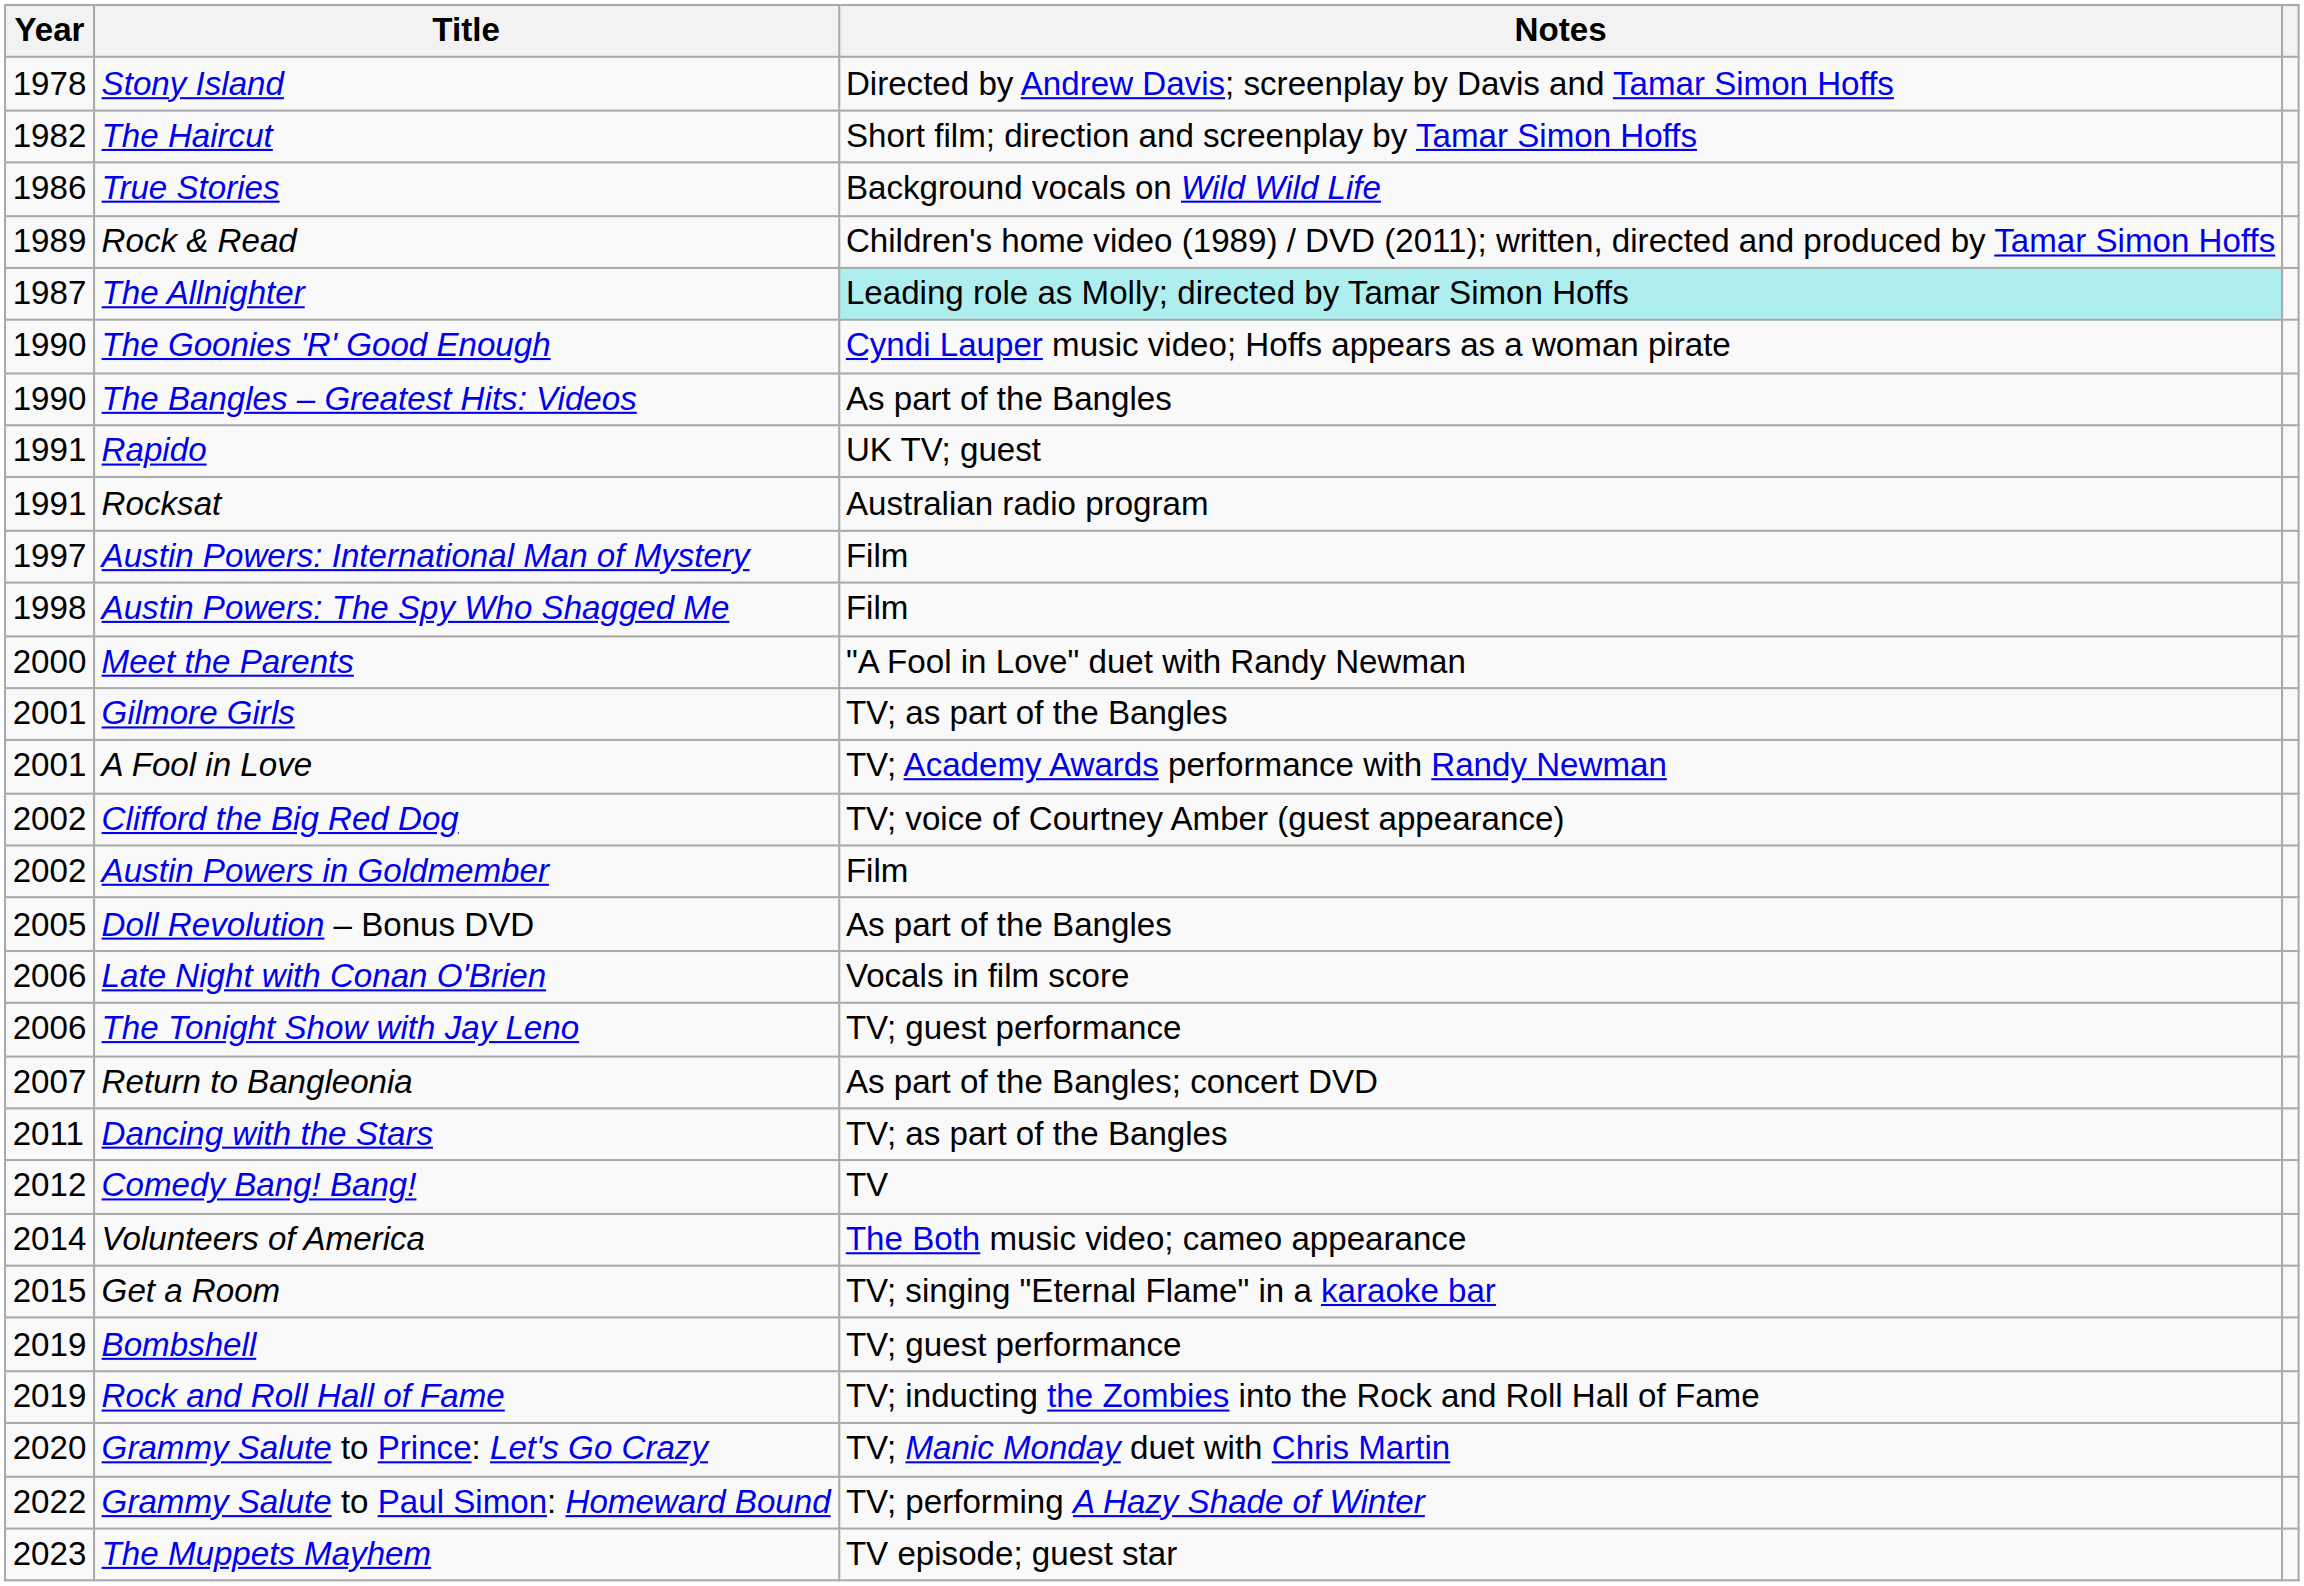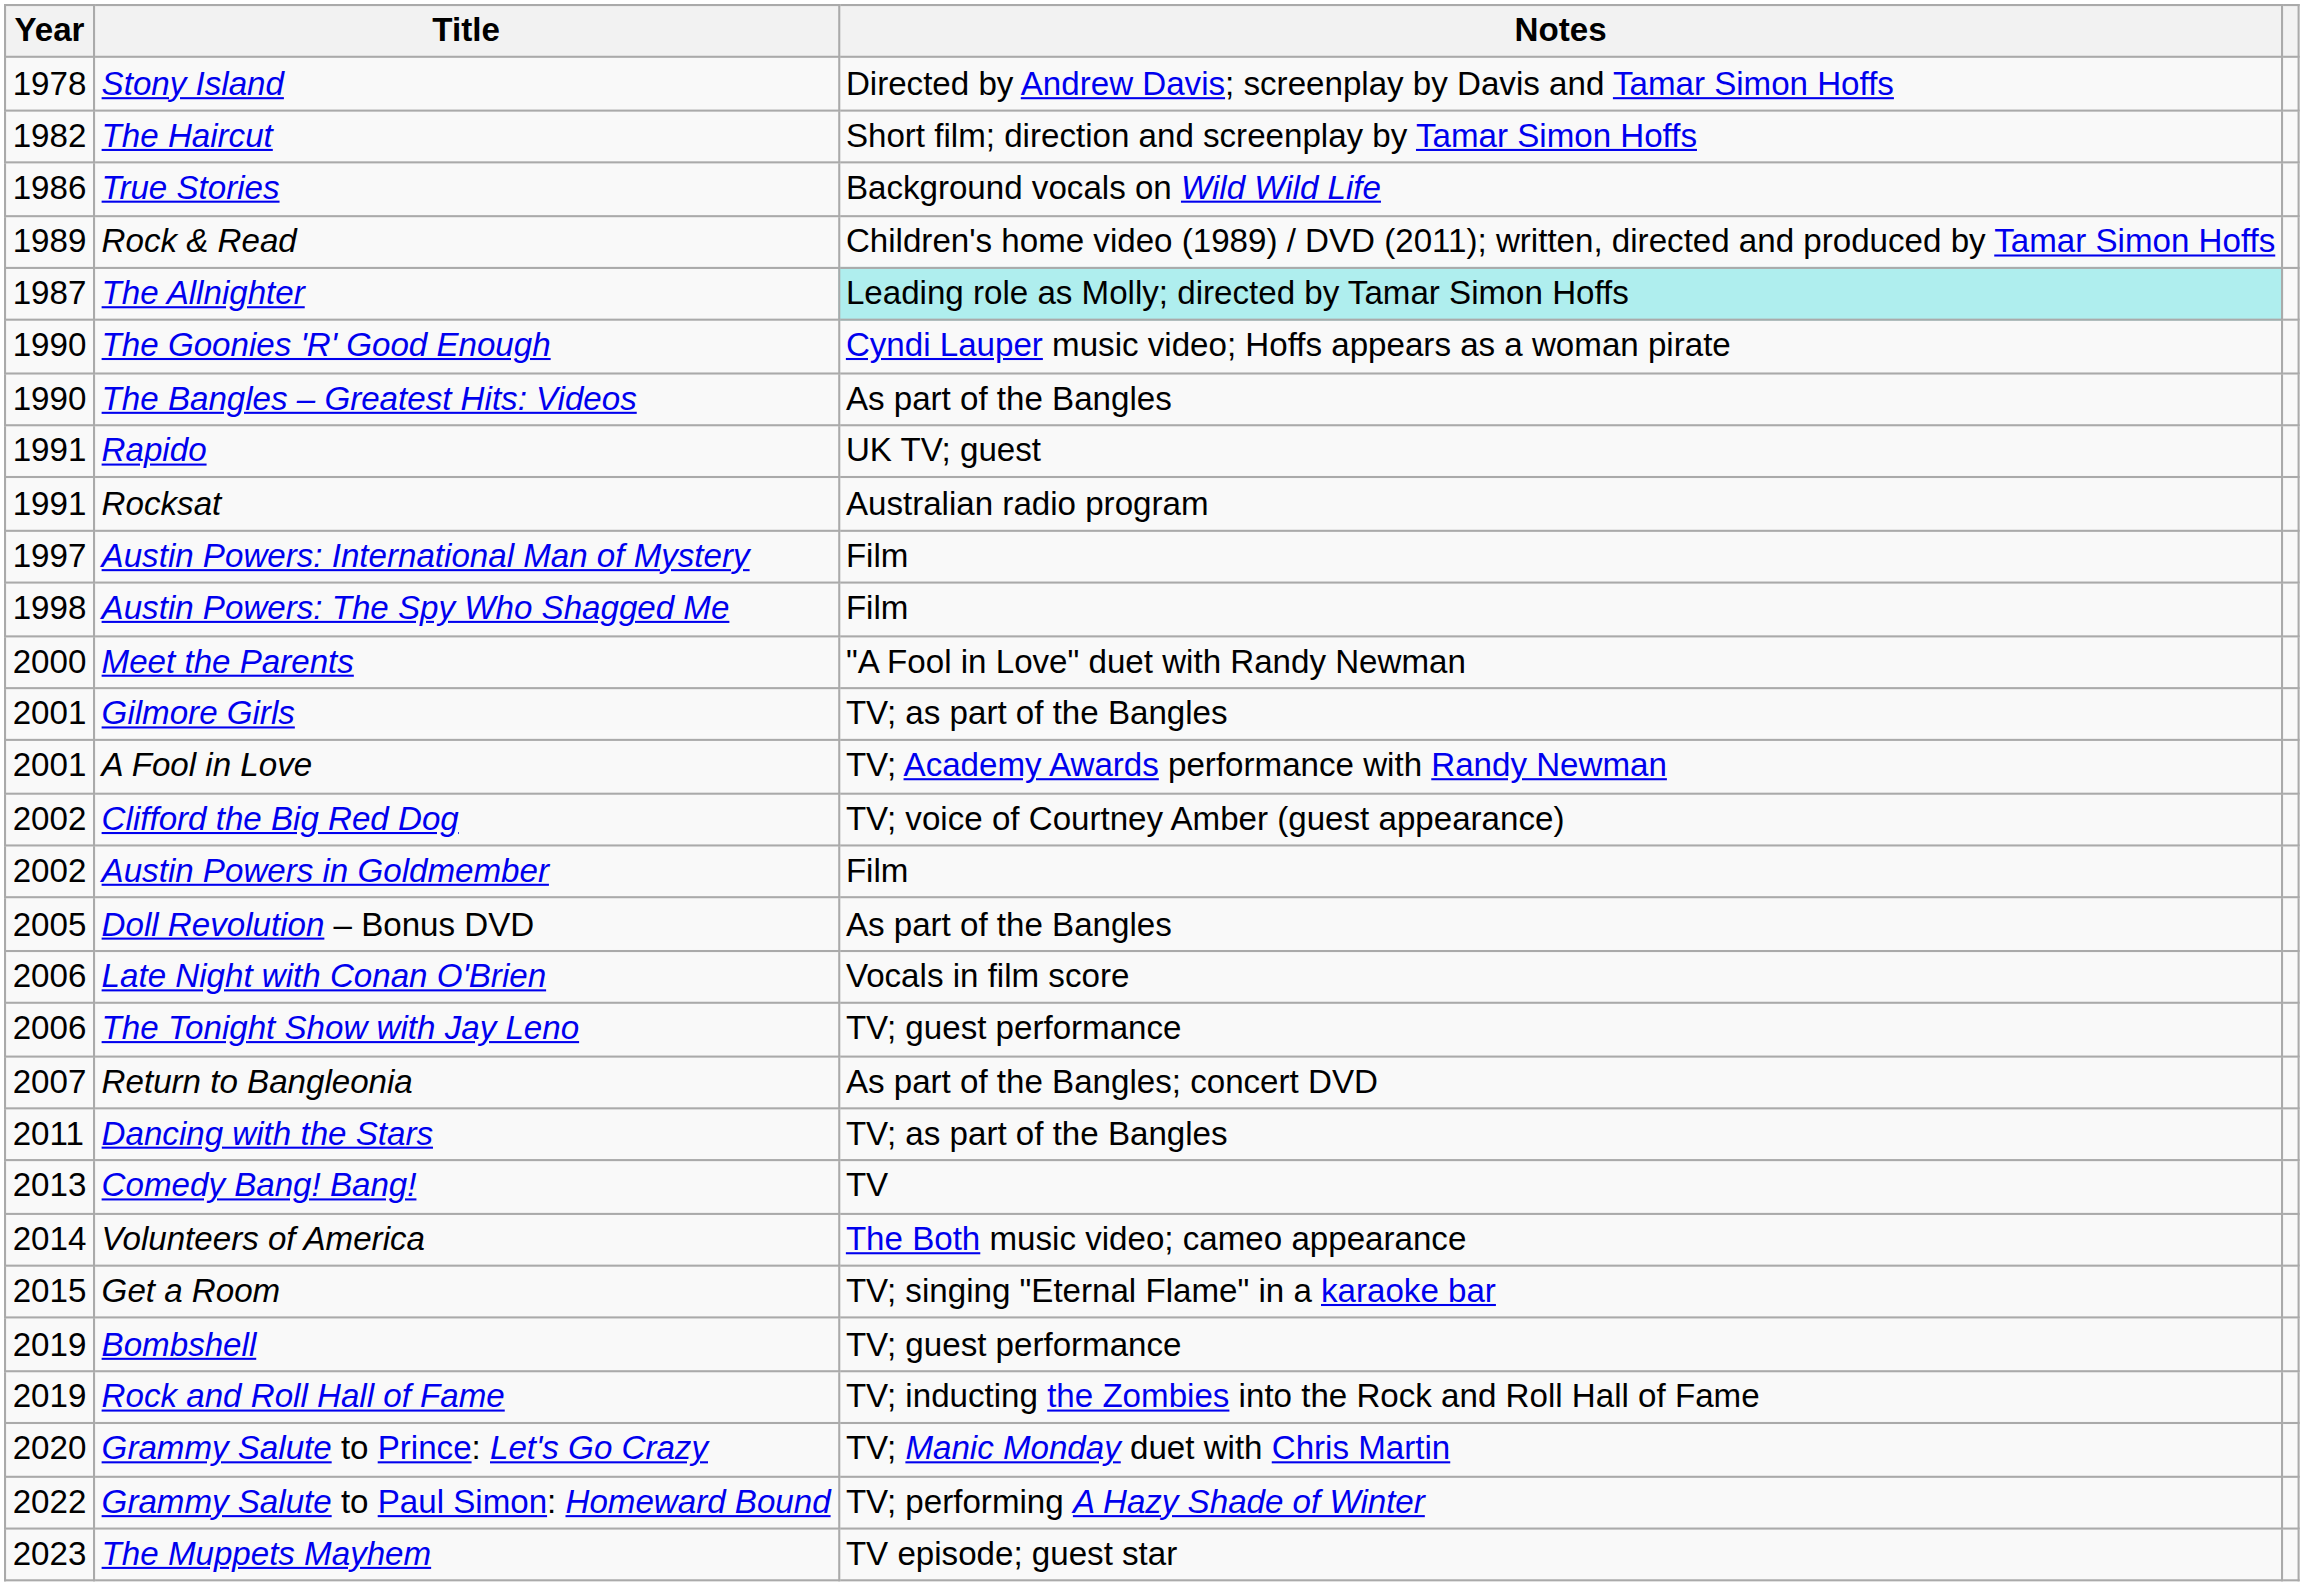(50, 1186) 2012 -> (50, 1186) 2013
